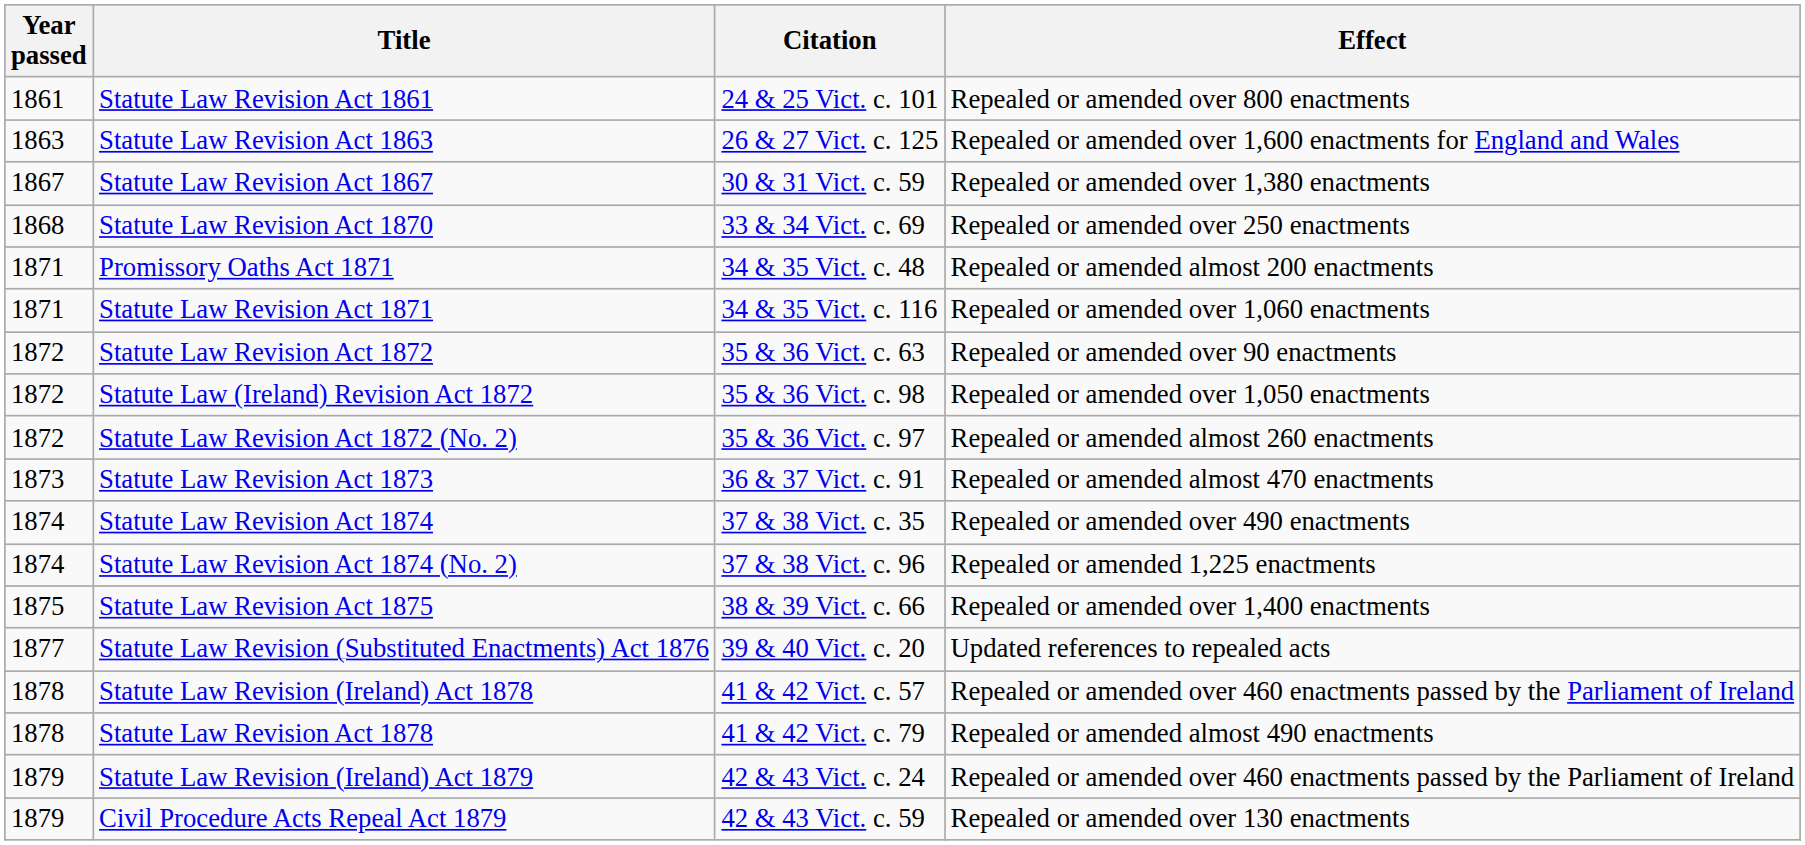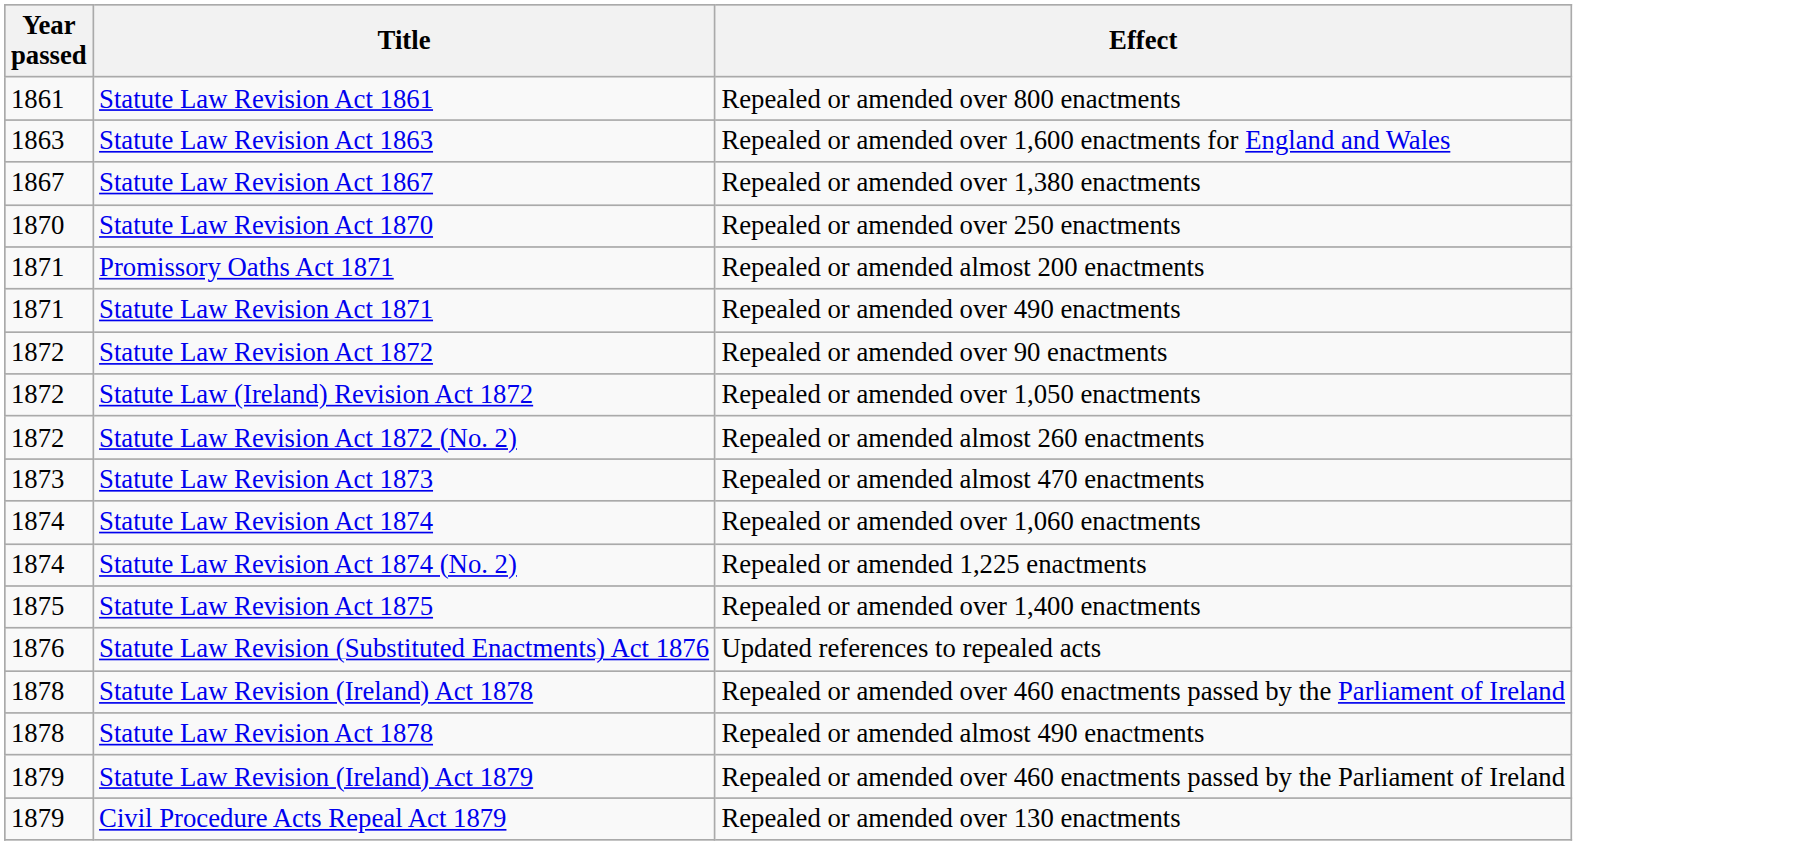- column: (830, 40)
(38, 225) 1868 -> (38, 225) 1870
(1190, 310) Repealed or amended over 1,060 enactments -> (951, 310) Repealed or amended over 490 enactments
(1180, 521) Repealed or amended over 490 enactments -> (961, 521) Repealed or amended over 1,060 enactments
(38, 649) 1877 -> (38, 649) 1876
